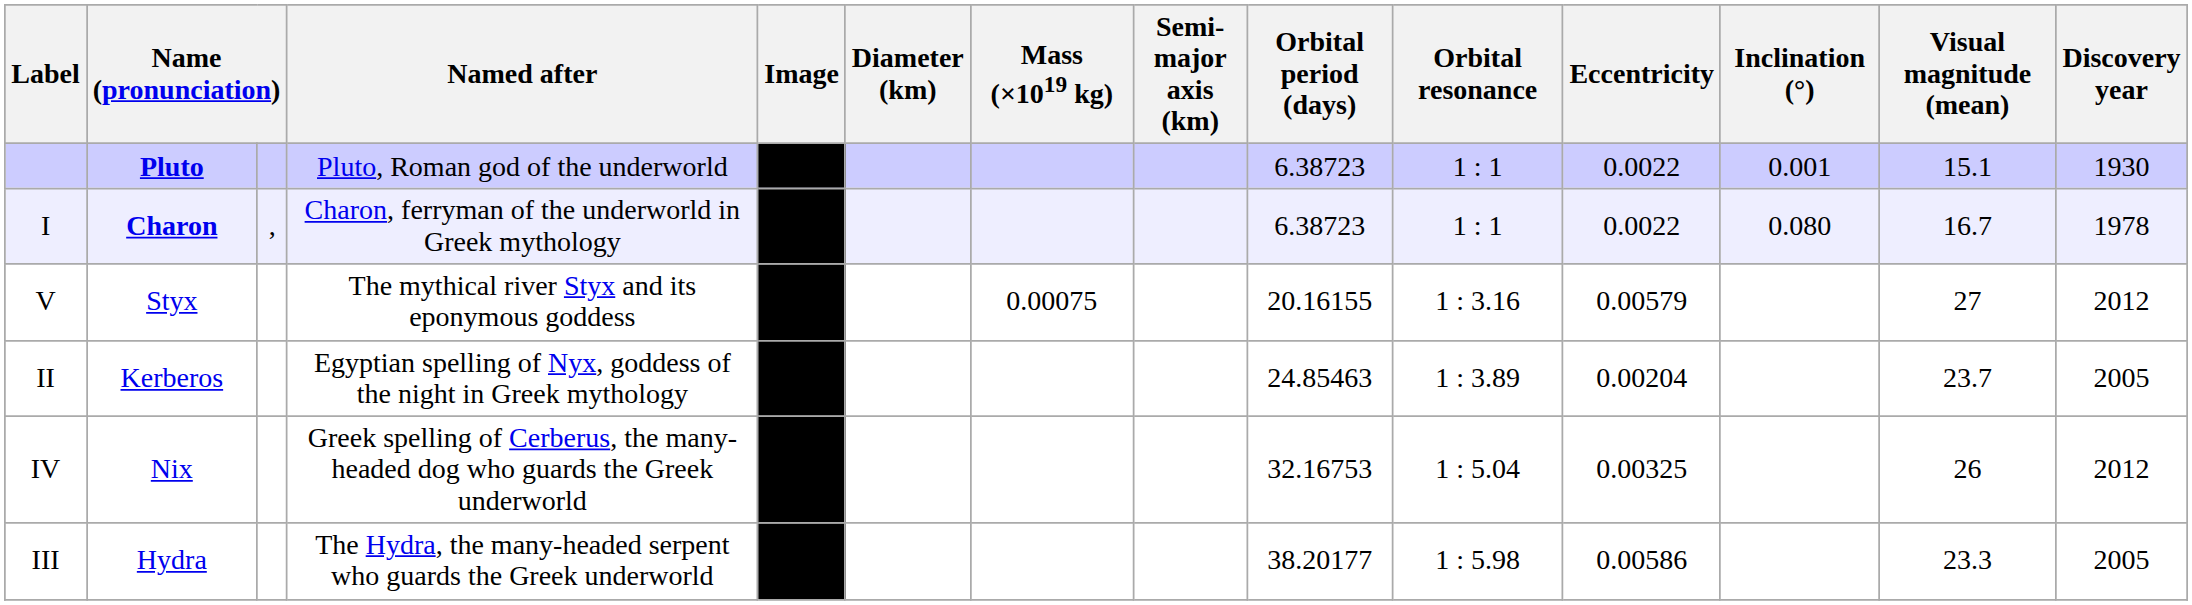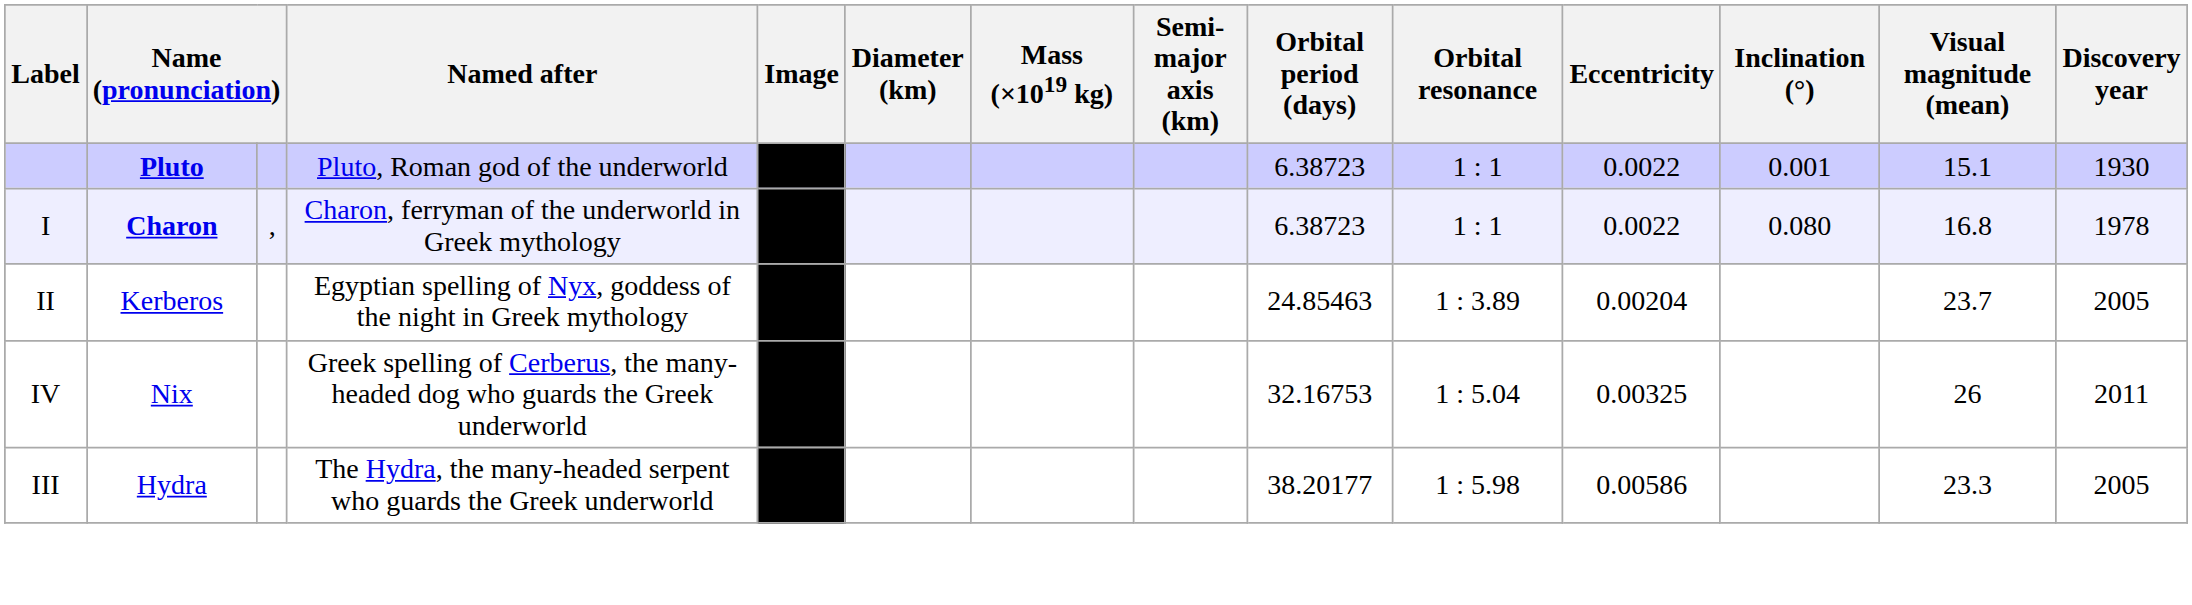(1967, 225) 16.7 -> (1967, 225) 16.8
- row: (46, 301)
(2122, 469) 2012 -> (2122, 393) 2011
